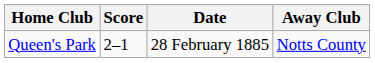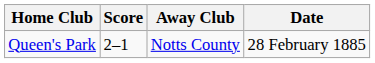columns swapped: (321, 17) <-> (210, 17)
